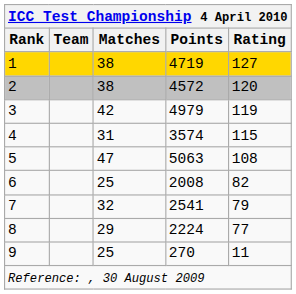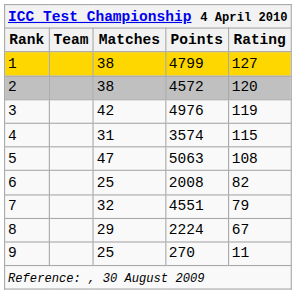(186, 64) 4719 -> (186, 64) 4799
(186, 111) 4979 -> (186, 111) 4976
(186, 206) 2541 -> (186, 206) 4551
(240, 230) 77 -> (240, 230) 67
